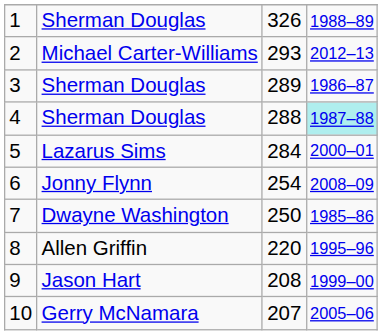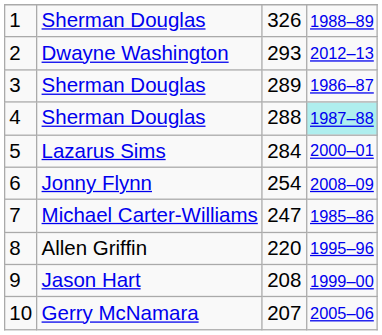(150, 53) Michael Carter-Williams -> (135, 53) Dwayne Washington
(135, 215) Dwayne Washington -> (150, 215) Michael Carter-Williams
(284, 215) 250 -> (284, 215) 247
